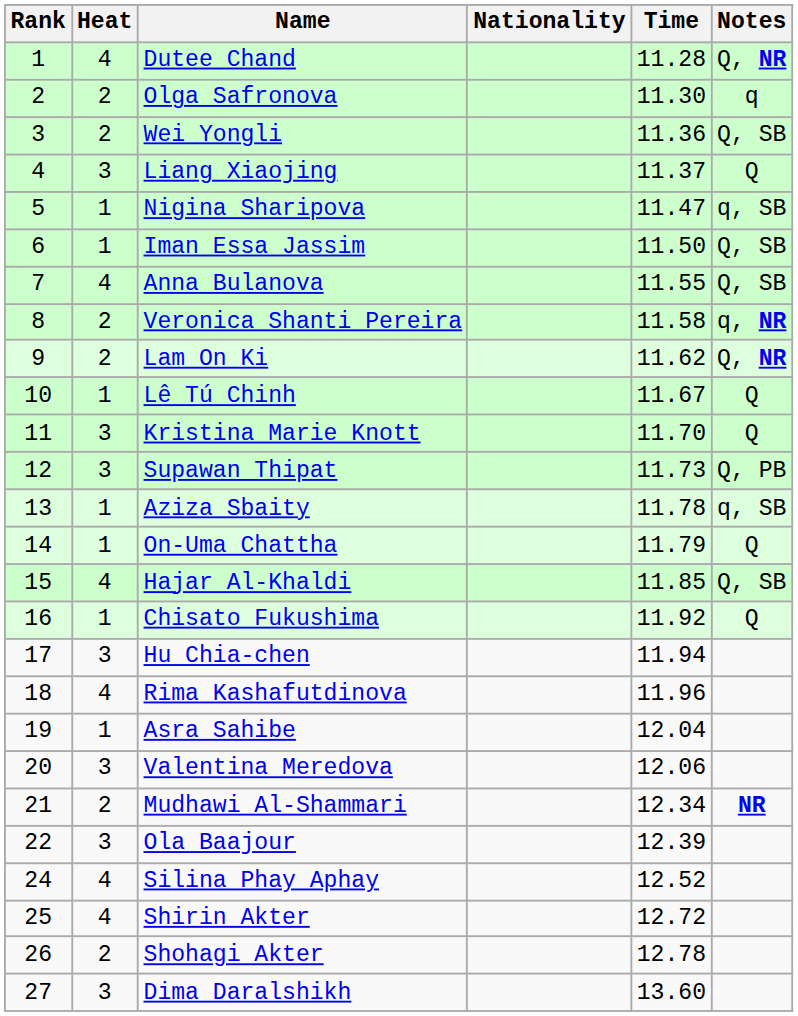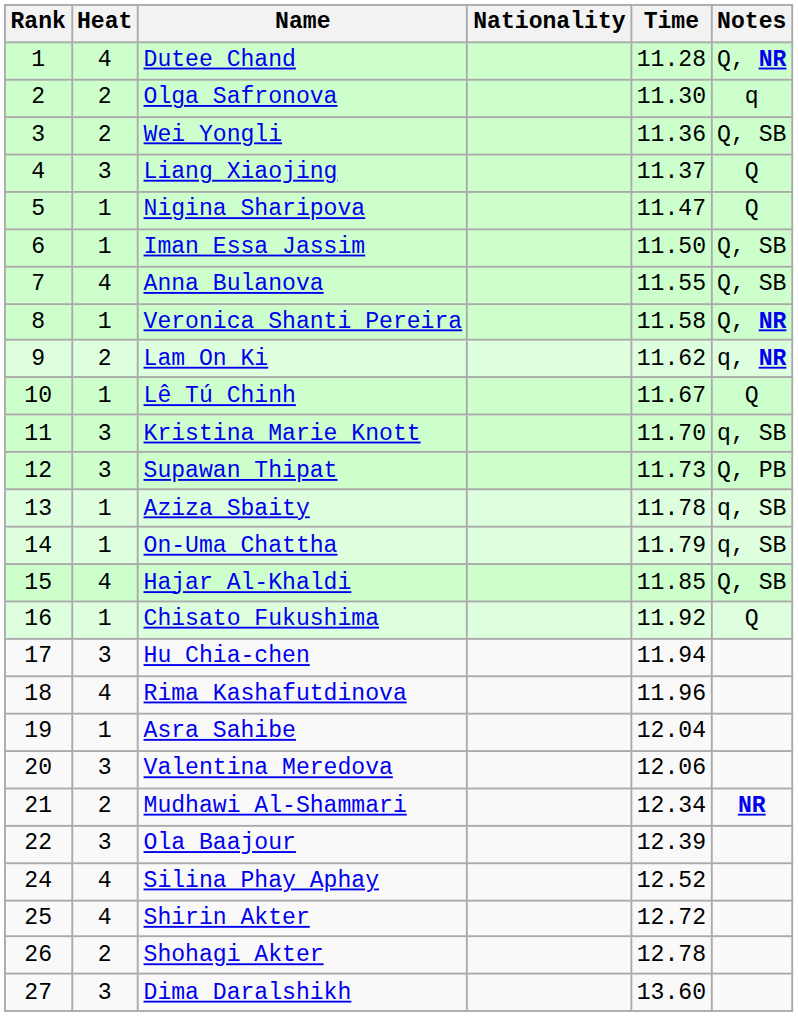(752, 210) q, SB -> (752, 210) Q
(105, 322) 2 -> (105, 322) 1
(752, 322) q, NR -> (752, 322) Q, NR
(752, 359) Q, NR -> (752, 359) q, NR
(752, 434) Q -> (752, 434) q, SB
(752, 546) Q -> (752, 546) q, SB
